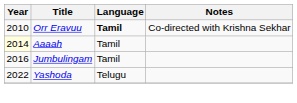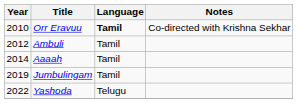+ row: (48, 43)
(18, 43) lightyellow background -> (18, 59) no background
(18, 59) 2016 -> (18, 75) 2019
